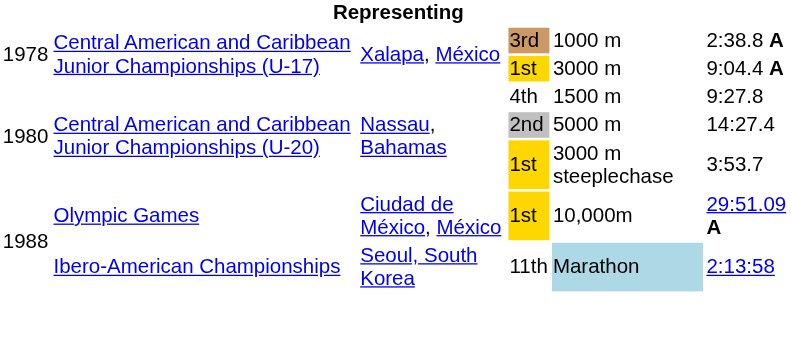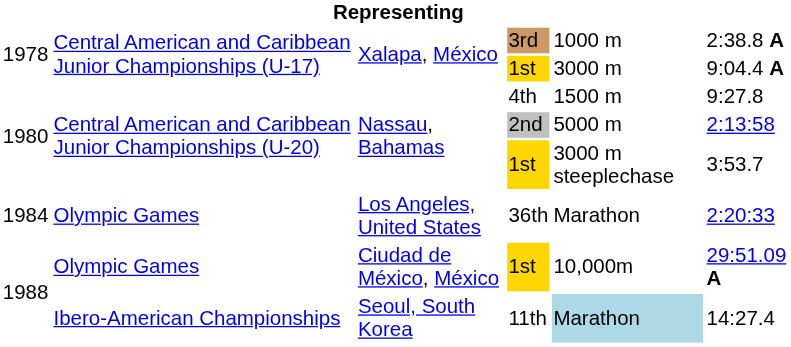(741, 124) 14:27.4 -> (741, 124) 2:13:58
+ row: (419, 215)
(741, 266) 2:13:58 -> (741, 318) 14:27.4
